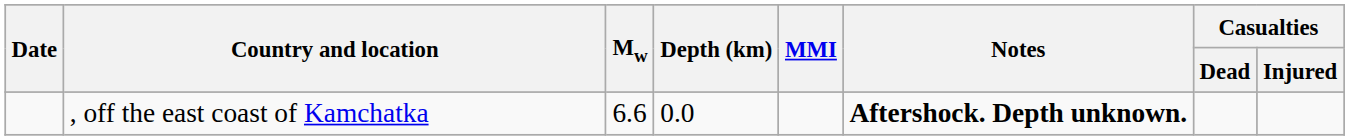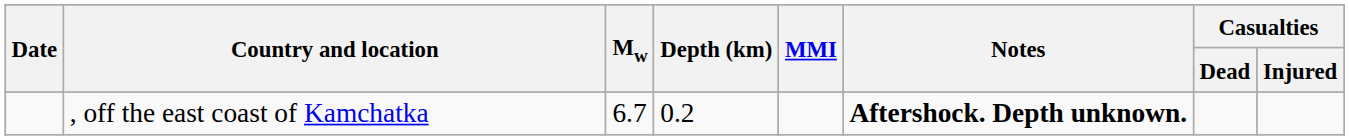(630, 112) 6.6 -> (630, 112) 6.7
(677, 112) 0.0 -> (677, 112) 0.2
